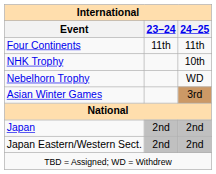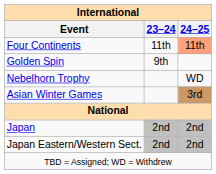(195, 45) no background -> (195, 45) lightsalmon background
- row: (35, 62)
+ row: (35, 62)
